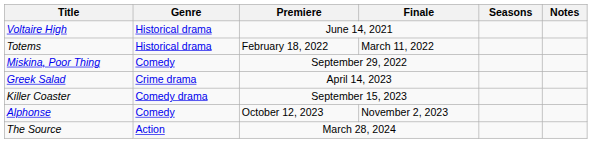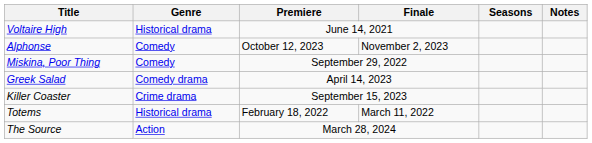rows swapped: (24, 46) <-> (29, 113)
(166, 79) Crime drama -> (172, 79) Comedy drama
(172, 96) Comedy drama -> (166, 96) Crime drama
